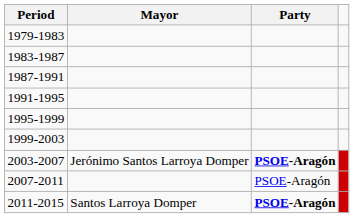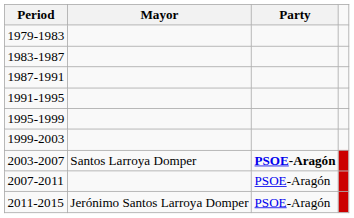(159, 160) Jerónimo Santos Larroya Domper -> (133, 160) Santos Larroya Domper
(133, 202) Santos Larroya Domper -> (159, 202) Jerónimo Santos Larroya Domper
(295, 202) bold -> (292, 202) normal
